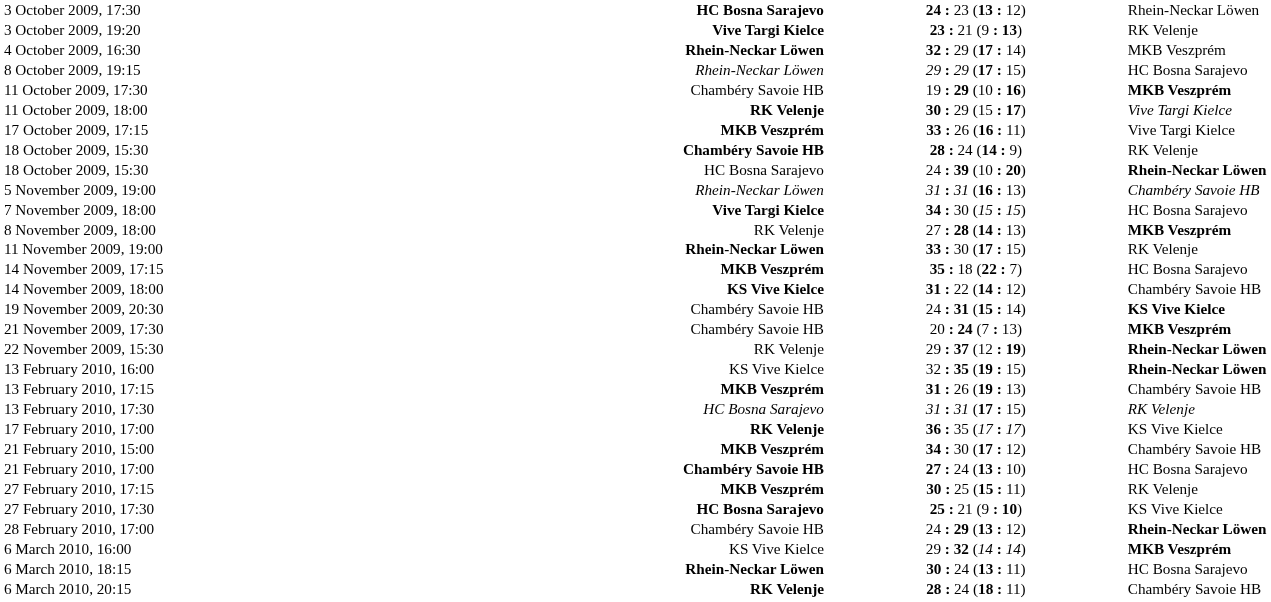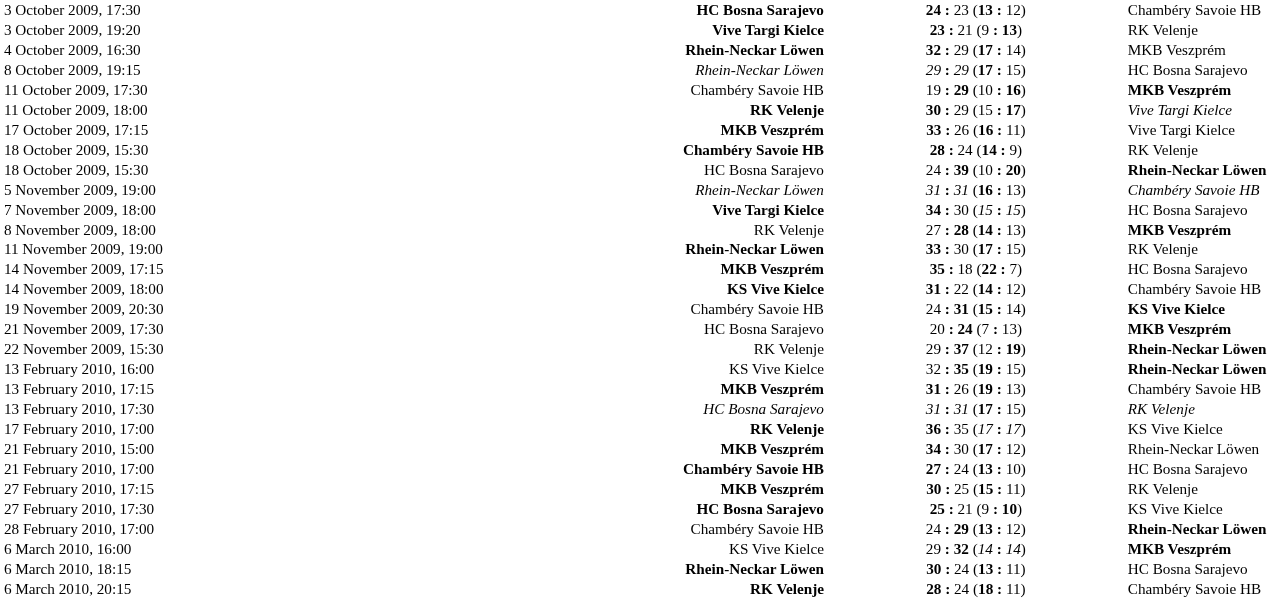(1193, 10) Rhein-Neckar Löwen -> (1194, 10) Chambéry Savoie HB
(757, 329) Chambéry Savoie HB -> (764, 329) HC Bosna Sarajevo
(1194, 449) Chambéry Savoie HB -> (1193, 449) Rhein-Neckar Löwen
